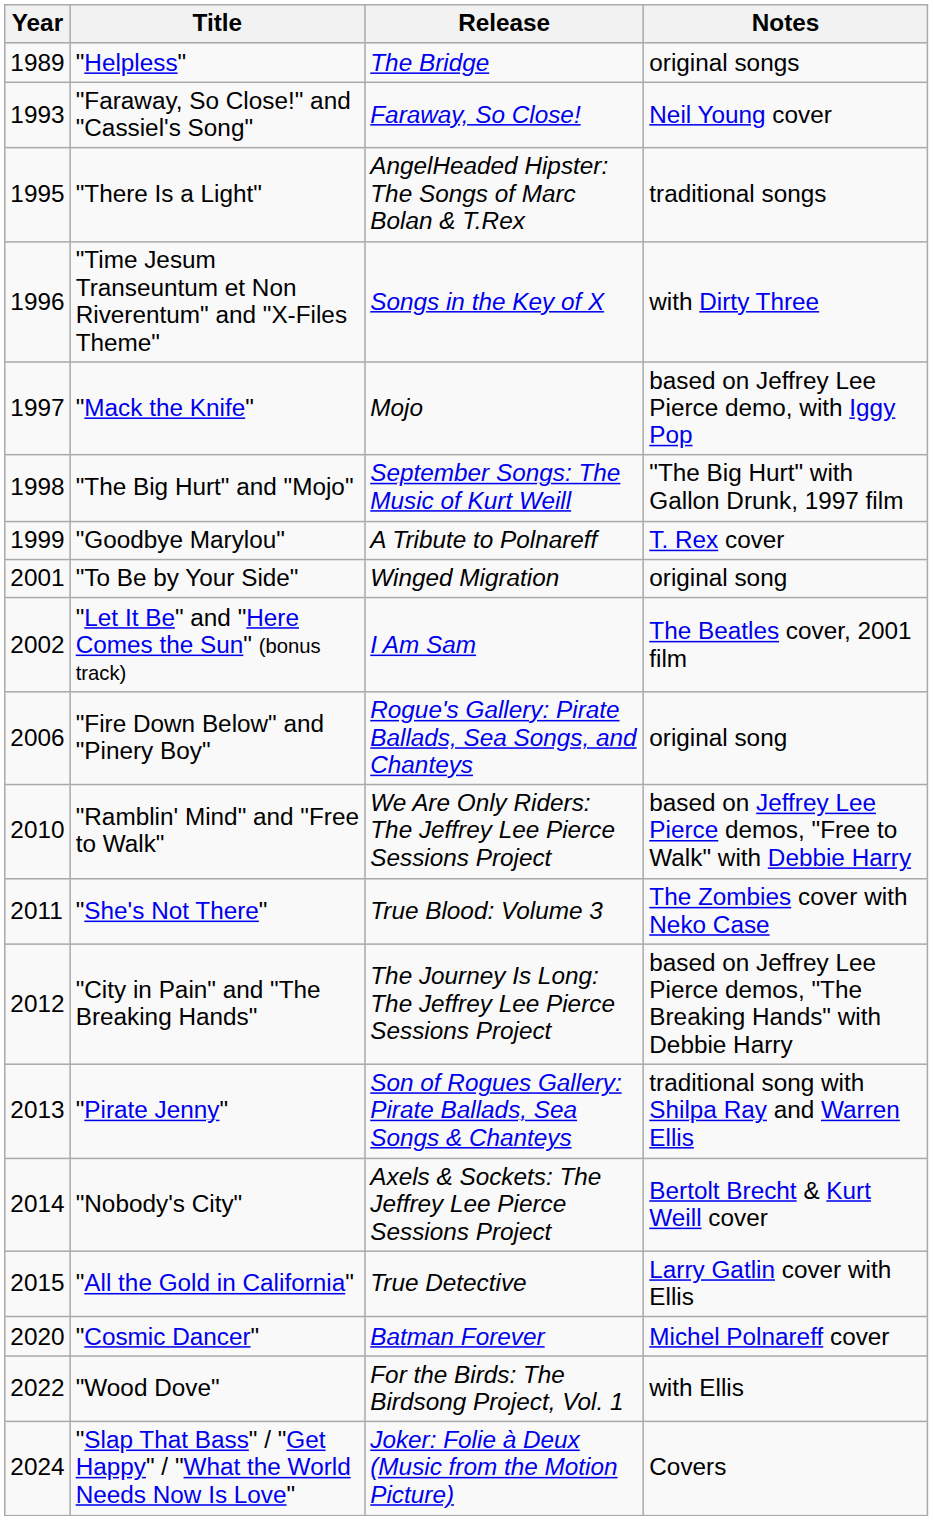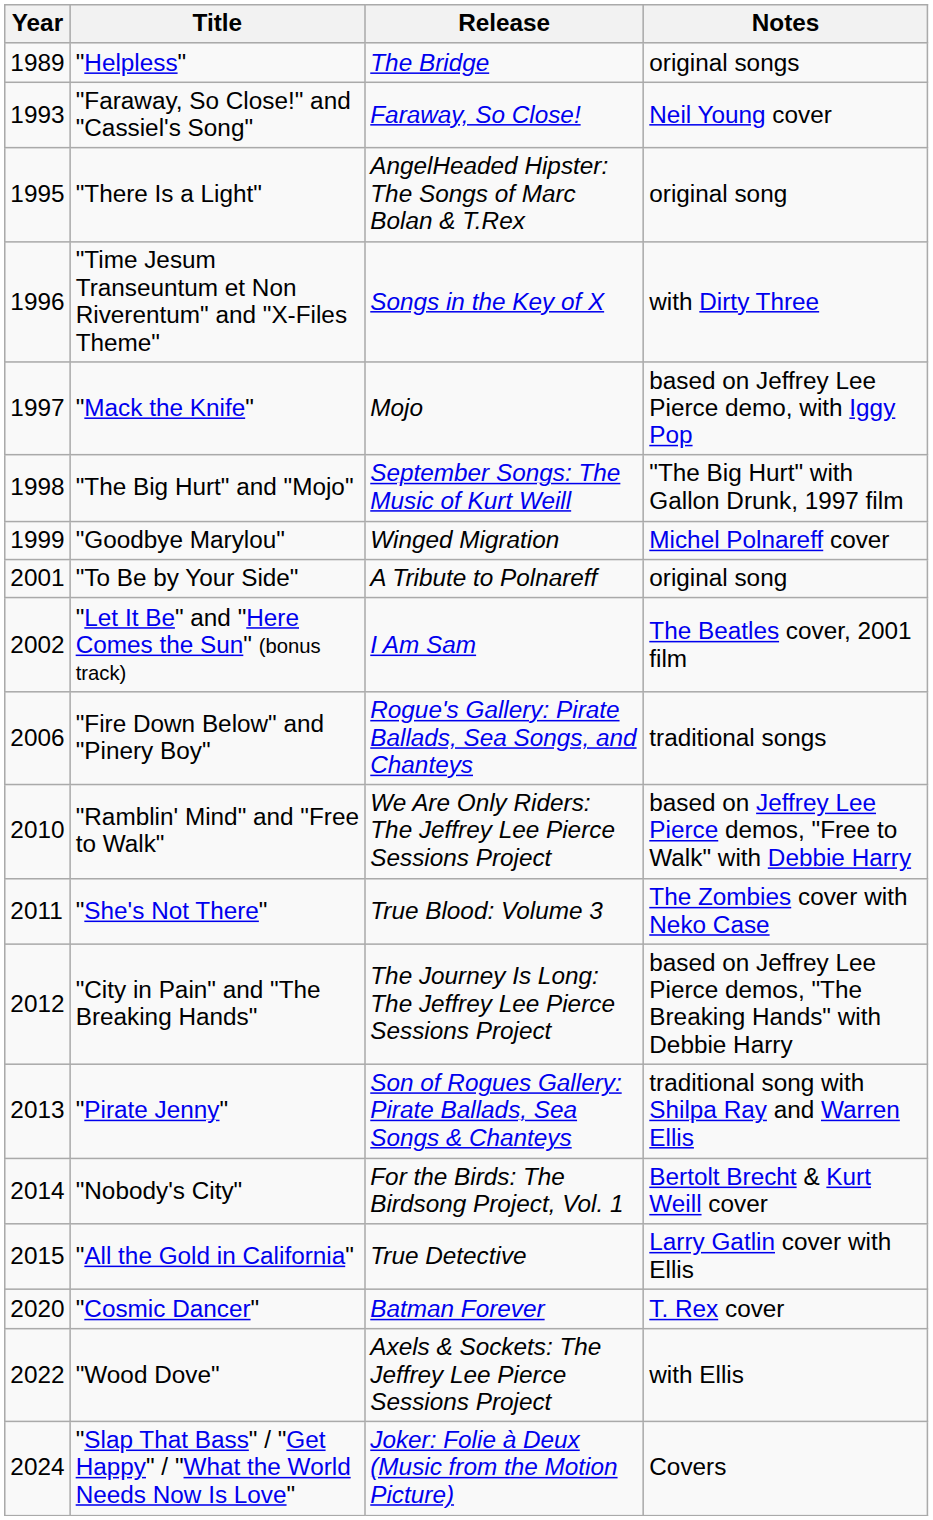(738, 194) traditional songs -> (718, 194) original song
(484, 540) A Tribute to Polnareff -> (465, 540) Winged Migration
(717, 540) T. Rex cover -> (769, 540) Michel Polnareff cover
(465, 578) Winged Migration -> (484, 578) A Tribute to Polnareff
(718, 737) original song -> (738, 737) traditional songs
(486, 1204) Axels & Sockets: The Jeffrey Lee Pierce Sessions Project -> (497, 1190) For the Birds: The Birdsong Project, Vol. 1
(769, 1336) Michel Polnareff cover -> (717, 1308) T. Rex cover
(497, 1388) For the Birds: The Birdsong Project, Vol. 1 -> (486, 1374) Axels & Sockets: The Jeffrey Lee Pierce Sessions Project
